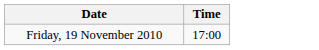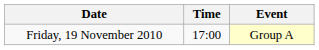+ column: (272, 14)
